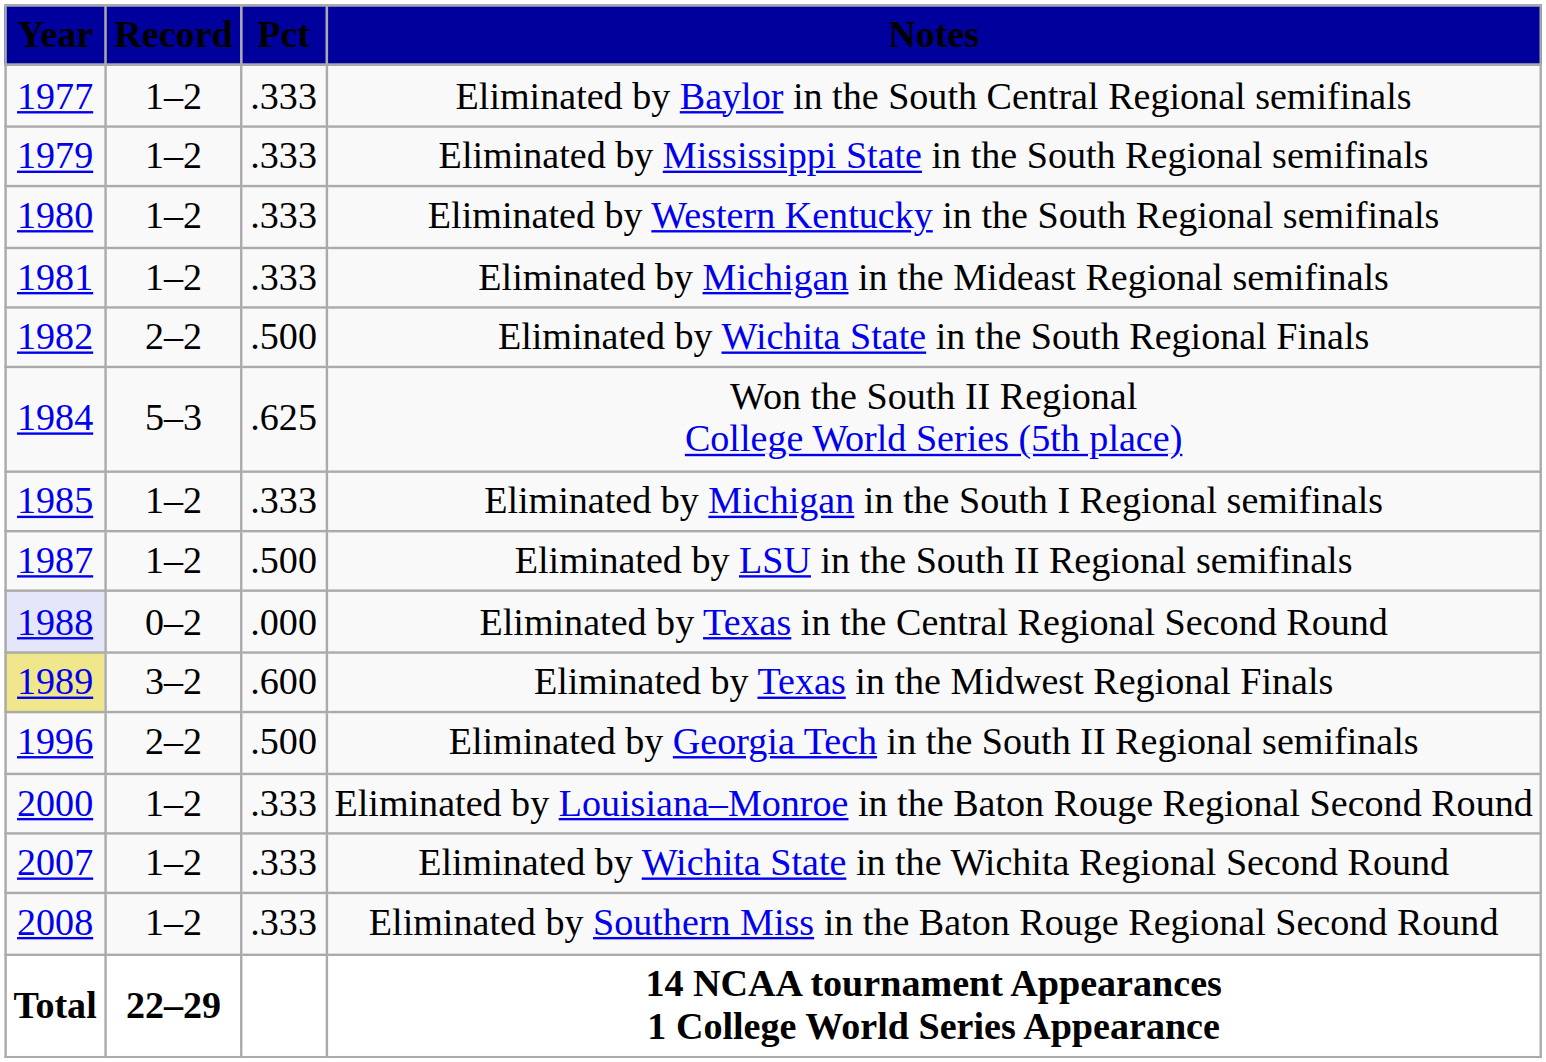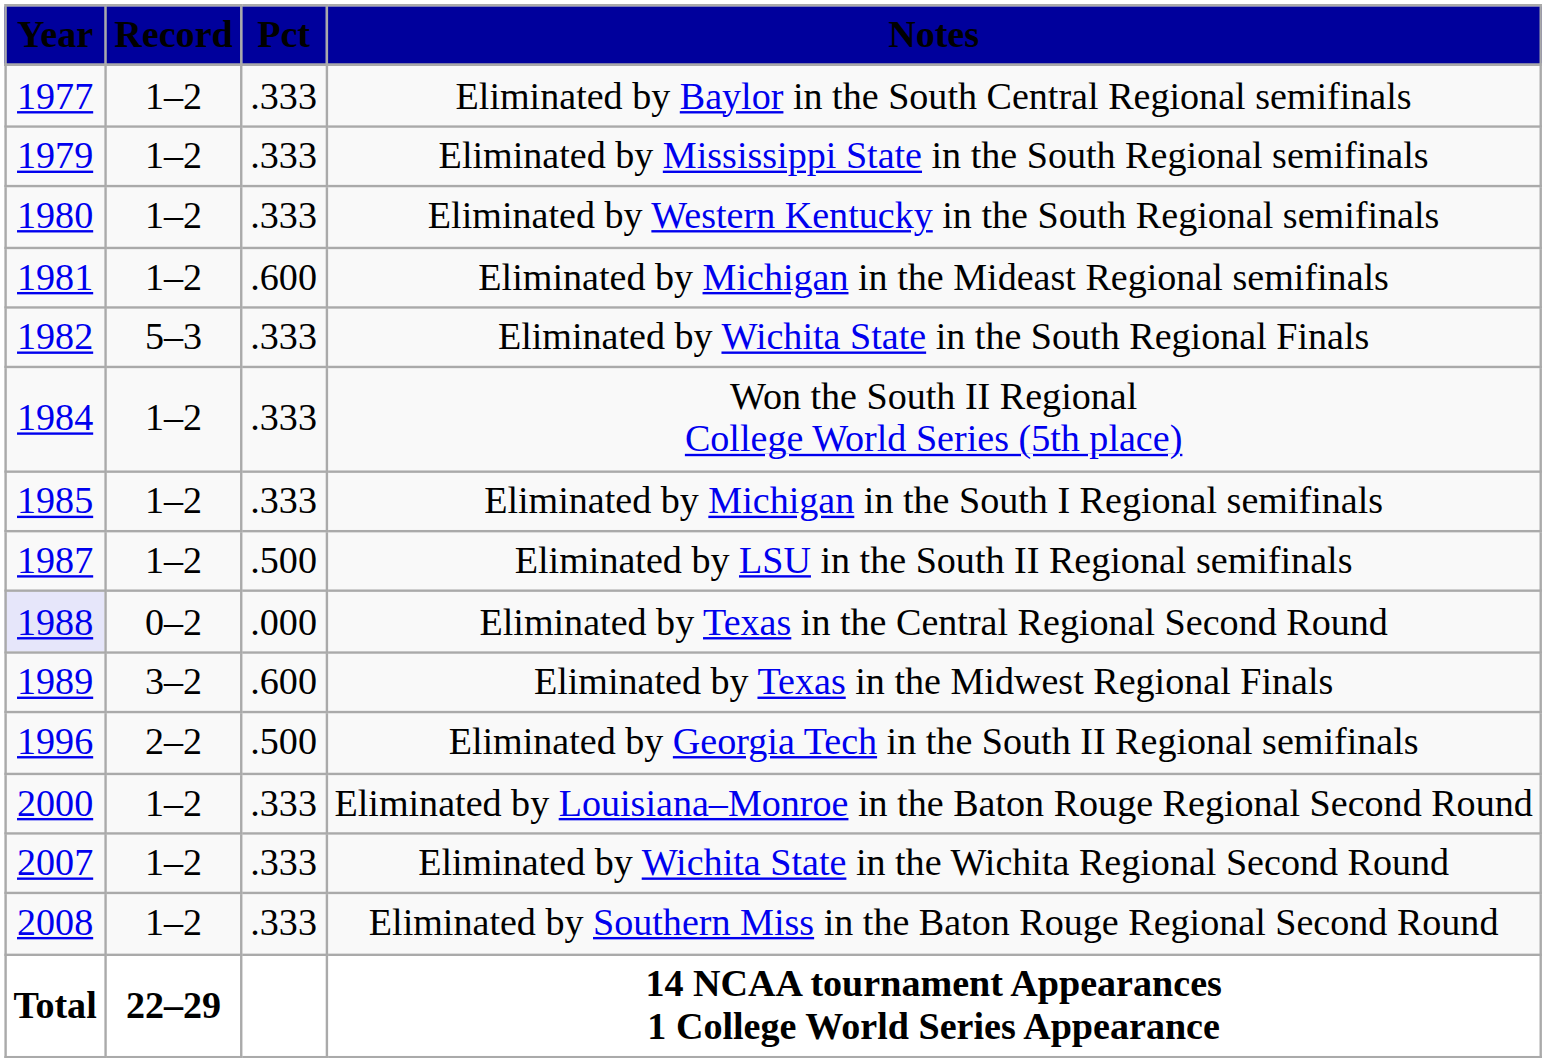(284, 276) .333 -> (284, 276) .600
(174, 336) 2–2 -> (174, 336) 5–3
(284, 336) .500 -> (284, 336) .333
(174, 418) 5–3 -> (174, 418) 1–2
(284, 418) .625 -> (284, 418) .333
(55, 681) khaki background -> (55, 681) no background
